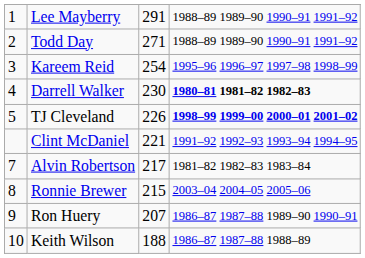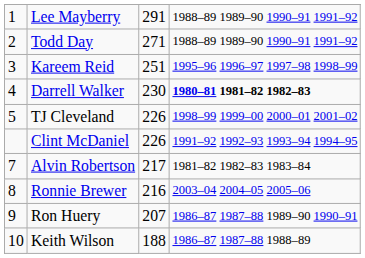(154, 66) 254 -> (154, 66) 251
(265, 116) bold -> (265, 116) normal
(154, 141) 221 -> (154, 141) 226
(154, 191) 215 -> (154, 191) 216
